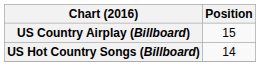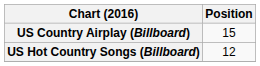(229, 52) 14 -> (229, 52) 12
